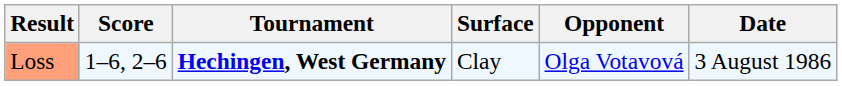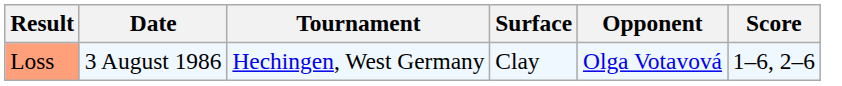columns swapped: (763, 23) <-> (126, 23)
(312, 61) bold -> (358, 61) normal
